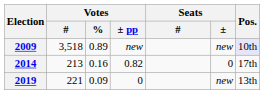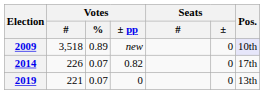(225, 47) new -> (231, 47) 0
(75, 64) 213 -> (75, 64) 226
(98, 64) 0.16 -> (98, 64) 0.07
(98, 81) 0.09 -> (98, 81) 0.07
(225, 81) new -> (231, 81) 0
